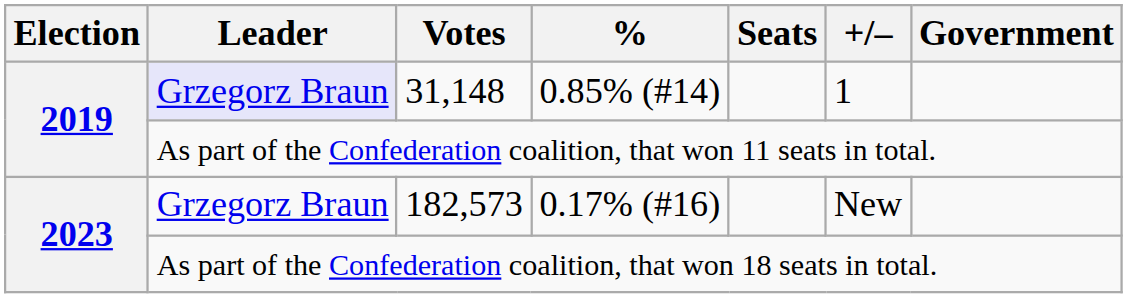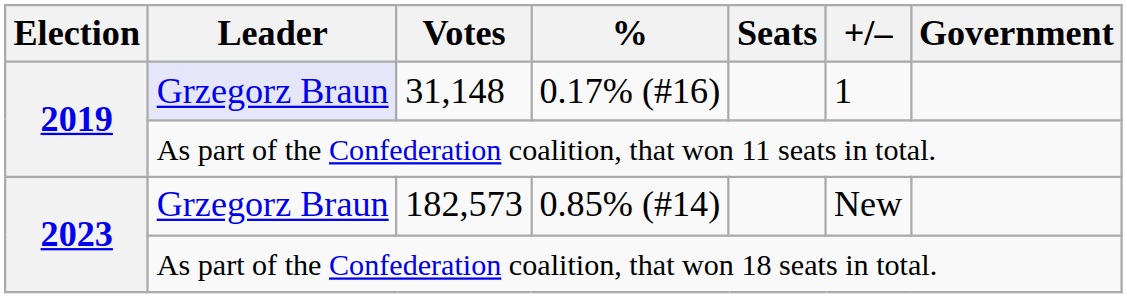(630, 90) 0.85% (#14) -> (630, 90) 0.17% (#16)
(630, 205) 0.17% (#16) -> (630, 205) 0.85% (#14)
